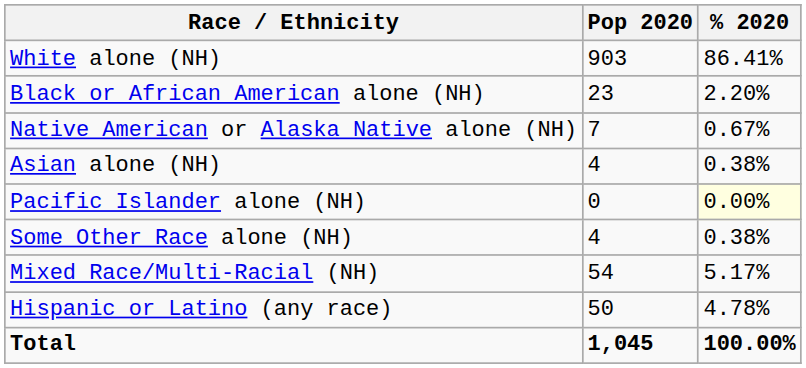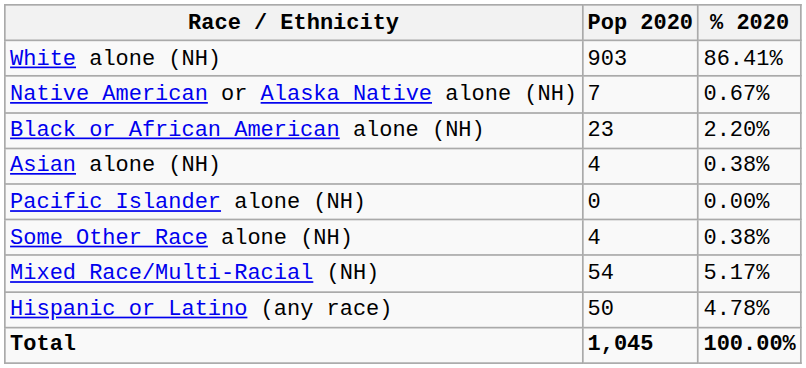rows swapped: (247, 94) <-> (294, 130)
(736, 202) lightyellow background -> (736, 202) no background
